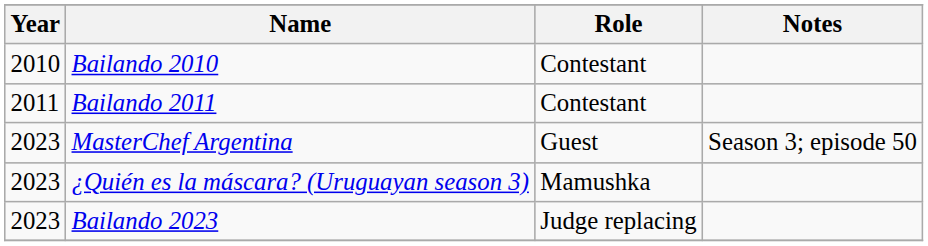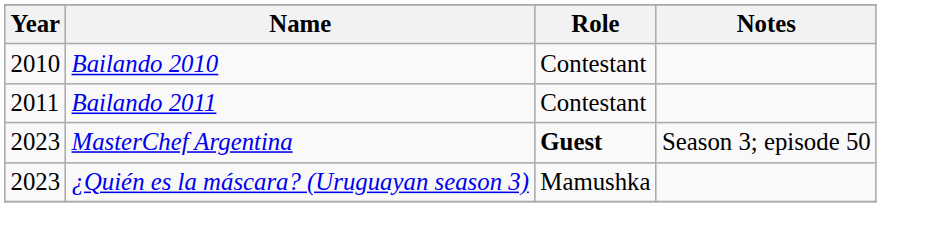(569, 142) normal -> (571, 142) bold
- row: (145, 220)
